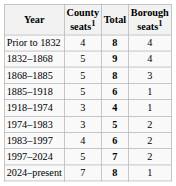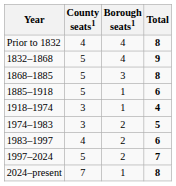columns swapped: (150, 19) <-> (115, 19)
